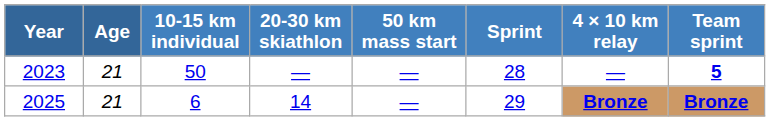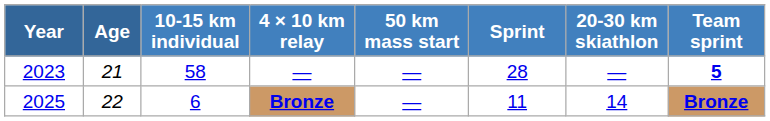columns swapped: (301, 30) <-> (615, 30)
(195, 71) 50 -> (195, 71) 58
(112, 101) 21 -> (112, 101) 22
(515, 101) 29 -> (517, 101) 11
